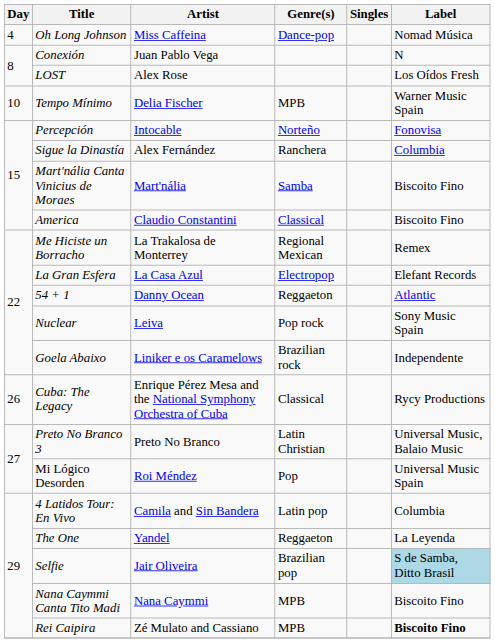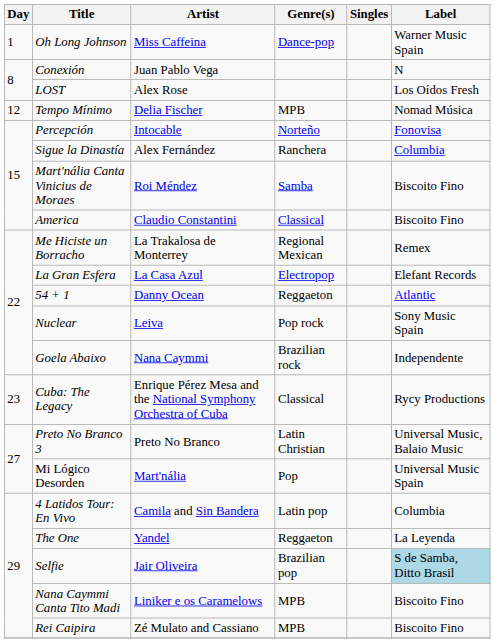(11, 34) 4 -> (11, 42) 1
(433, 34) Nomad Música -> (430, 42) Warner Music Spain
(14, 103) 10 -> (14, 110) 12
(430, 103) Warner Music Spain -> (433, 110) Nomad Música
(160, 185) Mart'nália -> (165, 185) Roi Méndez
(198, 357) Liniker e os Caramelows -> (171, 357) Nana Caymmi
(14, 399) 26 -> (14, 399) 23
(165, 476) Roi Méndez -> (160, 476) Mart'nália
(171, 600) Nana Caymmi -> (198, 600) Liniker e os Caramelows
(430, 628) bold -> (429, 628) normal
